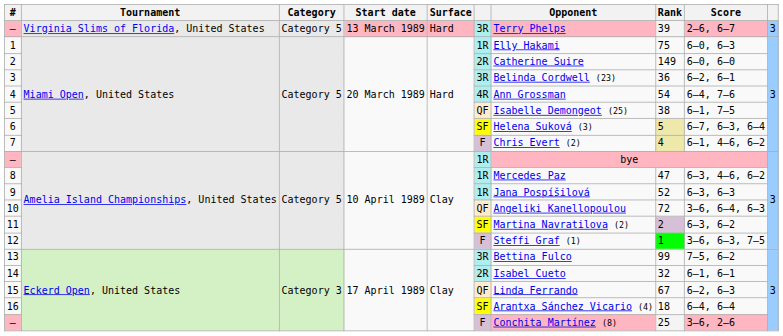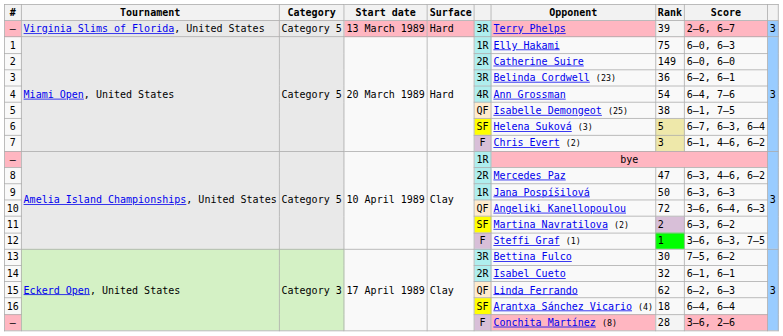(661, 143) 4 -> (661, 143) 3
(483, 176) 1R -> (483, 176) 2R
(664, 192) 52 -> (664, 192) 50
(664, 257) 99 -> (664, 257) 30
(664, 290) 67 -> (664, 290) 62
(664, 323) 25 -> (664, 323) 28
